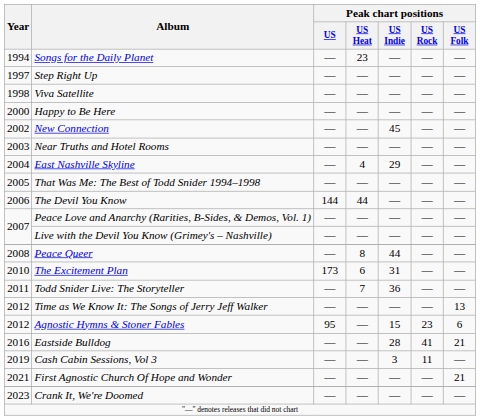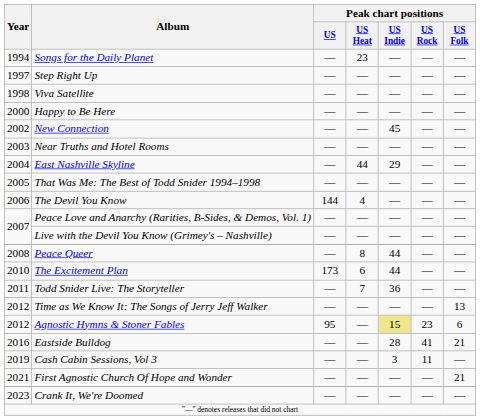(362, 164) 4 -> (362, 164) 44
(362, 200) 44 -> (362, 200) 4
(395, 271) 31 -> (395, 271) 44
(395, 324) no background -> (395, 324) khaki background
